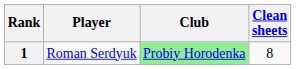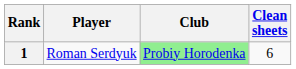(270, 53) 8 -> (270, 53) 6
